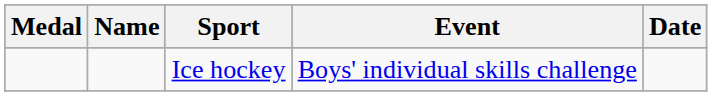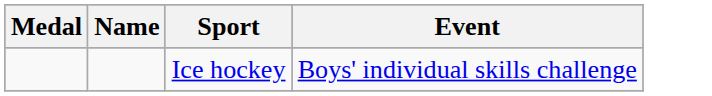- column: (675, 26)
